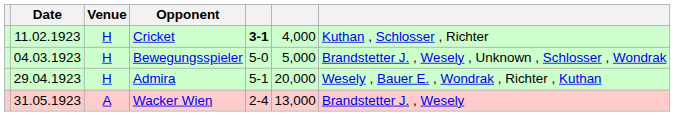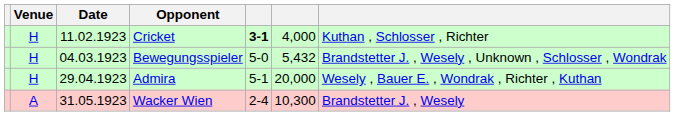columns swapped: (47, 15) <-> (107, 15)
(299, 57) 5,000 -> (299, 57) 5,432
(295, 100) 13,000 -> (295, 100) 10,300
